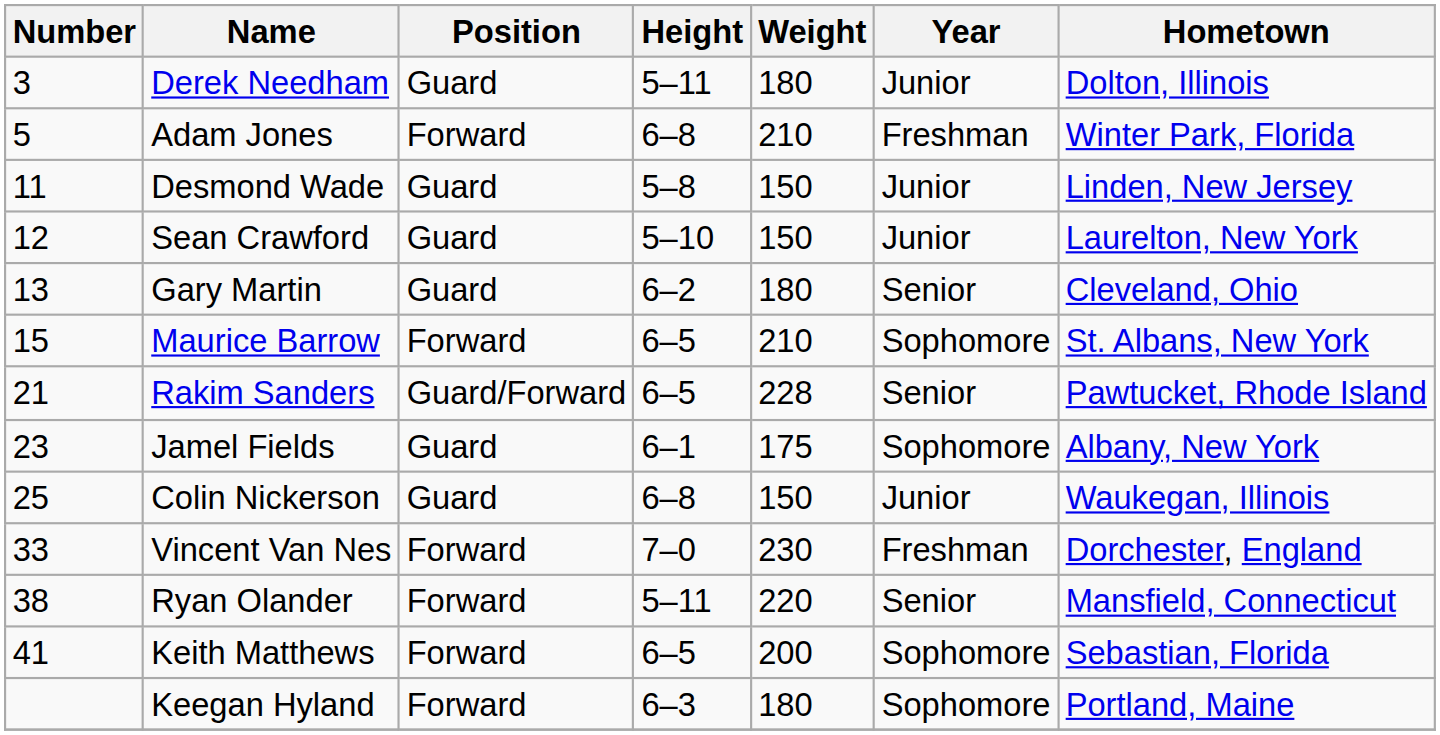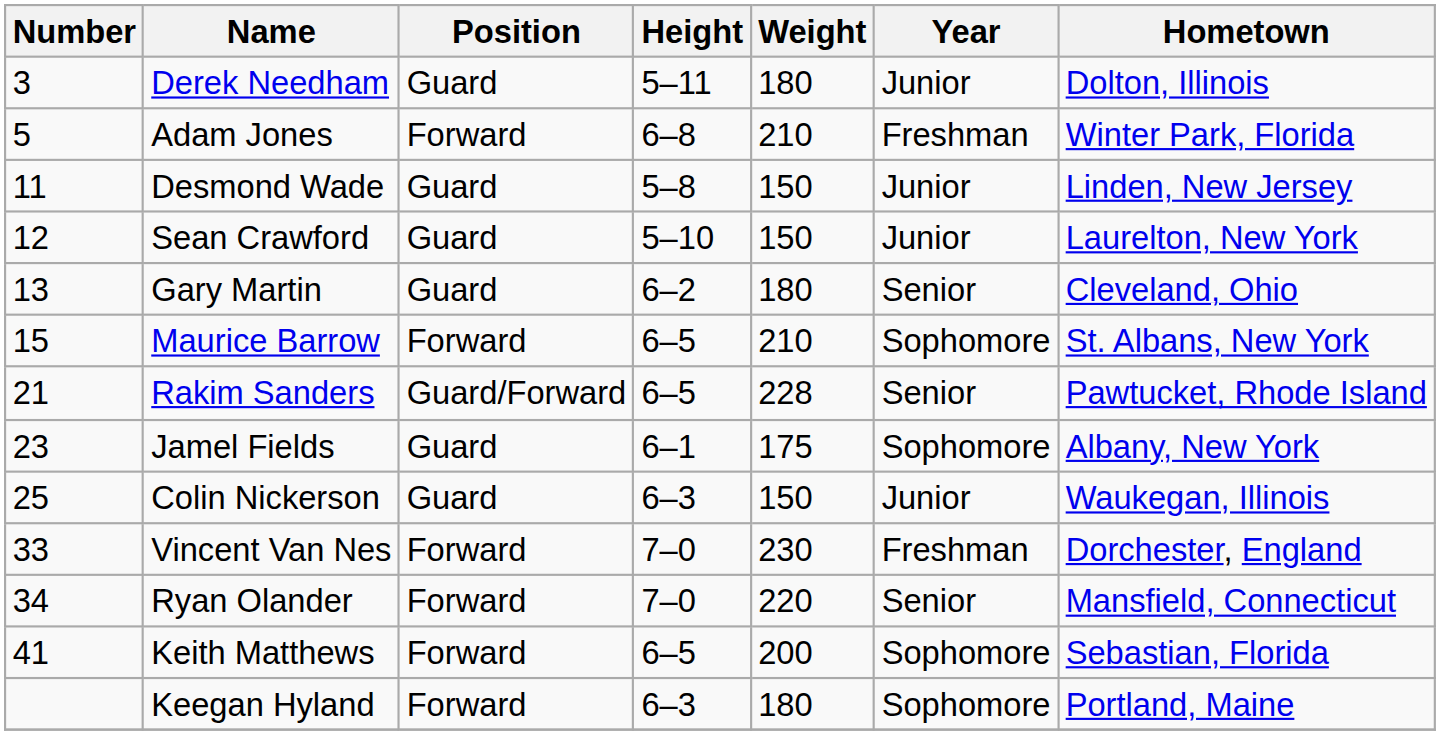(669, 497) 6–8 -> (669, 497) 6–3
(31, 600) 38 -> (31, 600) 34
(677, 600) 5–11 -> (669, 600) 7–0
